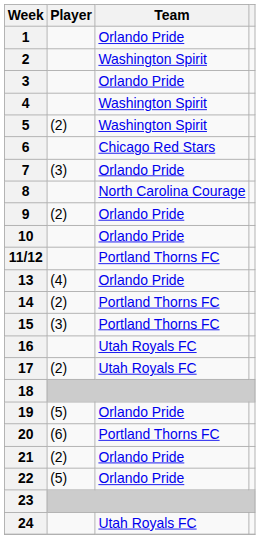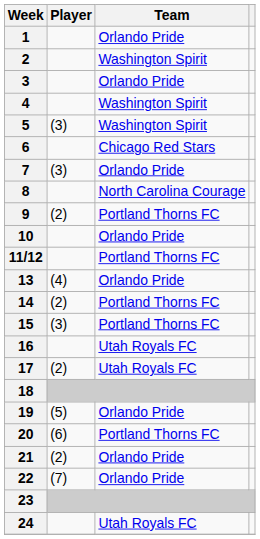(59, 125) (2) -> (59, 125) (3)
(141, 214) Orlando Pride -> (159, 214) Portland Thorns FC
(59, 479) (5) -> (59, 479) (7)
